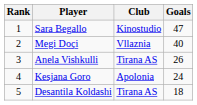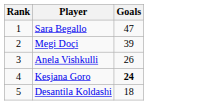- column: (139, 12)
(178, 44) 40 -> (129, 44) 39
(178, 76) normal -> (129, 76) bold
